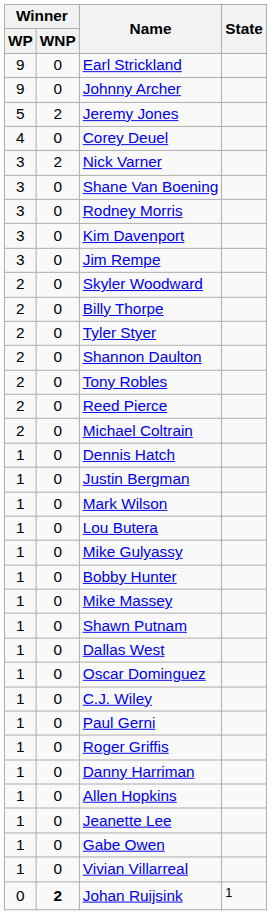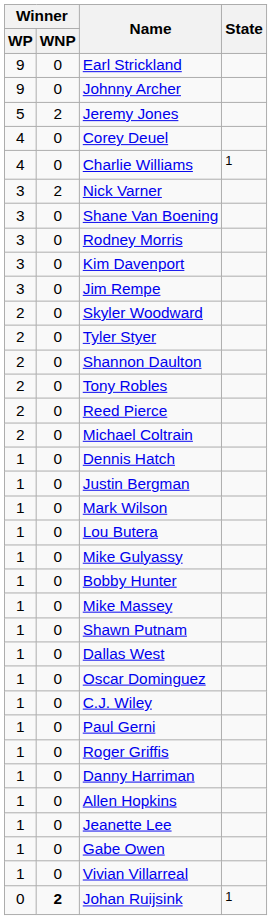+ row: (138, 164)
- row: (123, 308)
